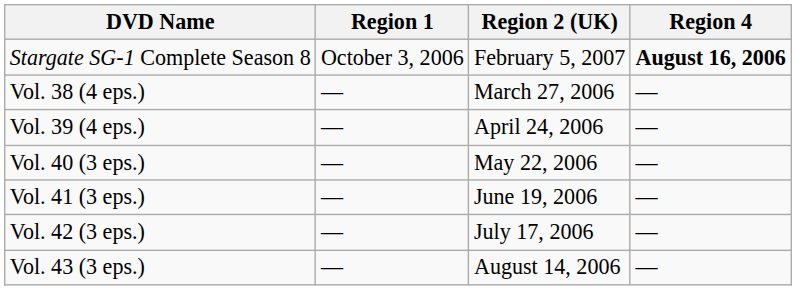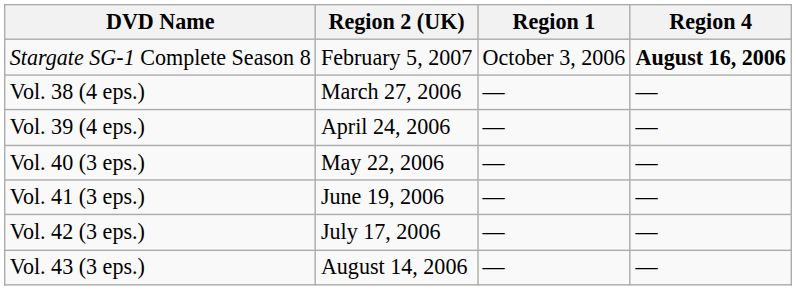columns swapped: (392, 22) <-> (550, 22)
